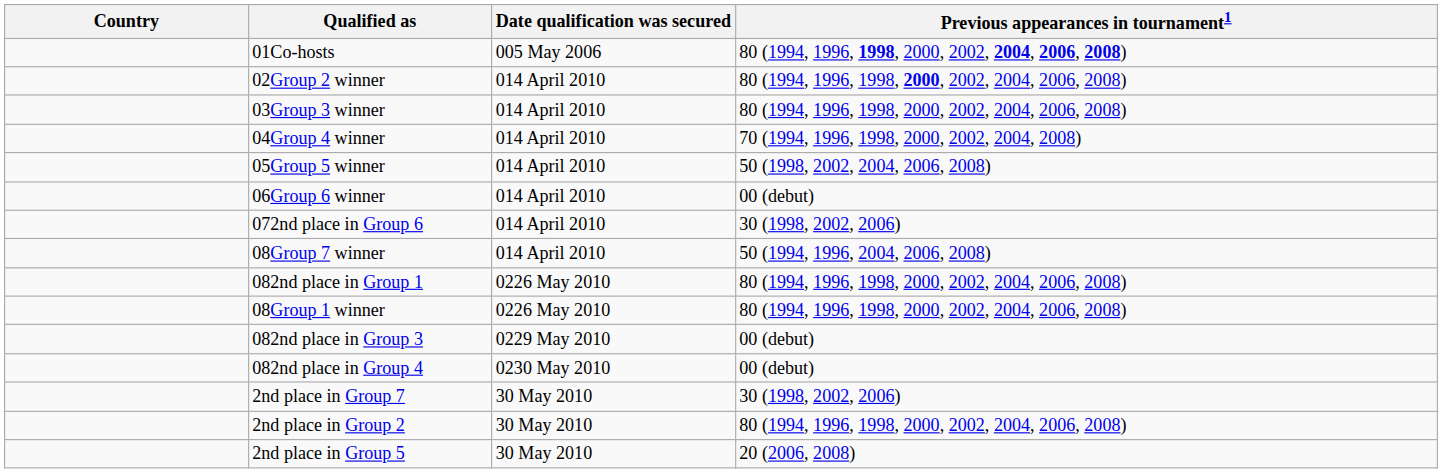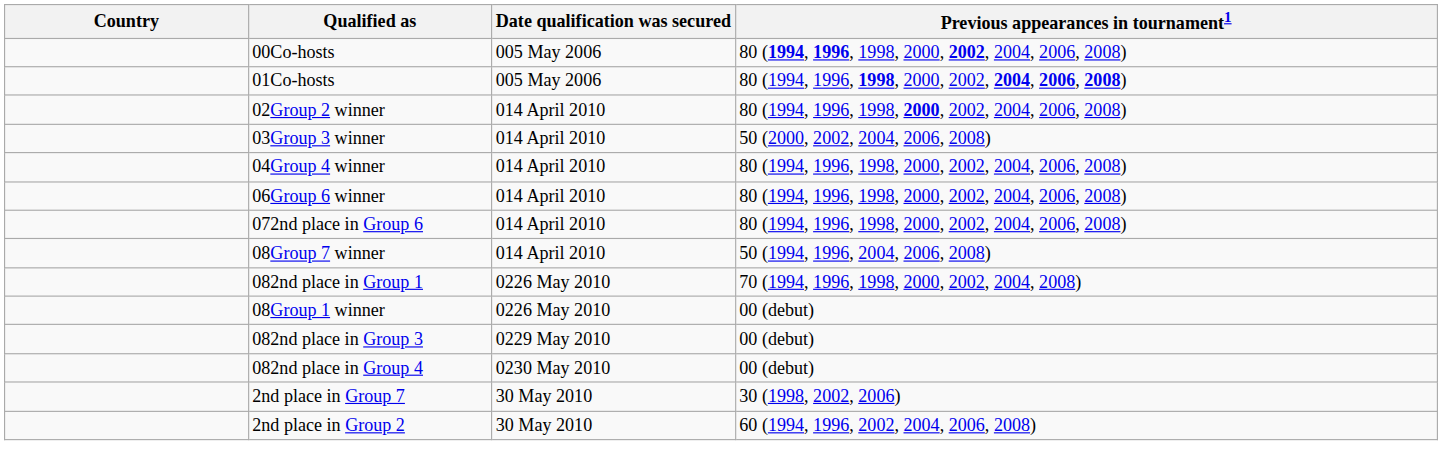+ row: (293, 52)
(933, 109) 80 (1994, 1996, 1998, 2000, 2002, 2004, 2006, 2008) -> (865, 138) 50 (2000, 2002, 2004, 2006, 2008)
(910, 138) 70 (1994, 1996, 1998, 2000, 2002, 2004, 2008) -> (933, 167) 80 (1994, 1996, 1998, 2000, 2002, 2004, 2006, 2008)
- row: (319, 167)
(777, 195) 00 (debut) -> (933, 195) 80 (1994, 1996, 1998, 2000, 2002, 2004, 2006, 2008)
(820, 224) 30 (1998, 2002, 2006) -> (933, 224) 80 (1994, 1996, 1998, 2000, 2002, 2004, 2006, 2008)
(933, 281) 80 (1994, 1996, 1998, 2000, 2002, 2004, 2006, 2008) -> (910, 281) 70 (1994, 1996, 1998, 2000, 2002, 2004, 2008)
(933, 310) 80 (1994, 1996, 1998, 2000, 2002, 2004, 2006, 2008) -> (777, 310) 00 (debut)
(933, 425) 80 (1994, 1996, 1998, 2000, 2002, 2004, 2006, 2008) -> (888, 425) 60 (1994, 1996, 2002, 2004, 2006, 2008)
- row: (329, 453)
